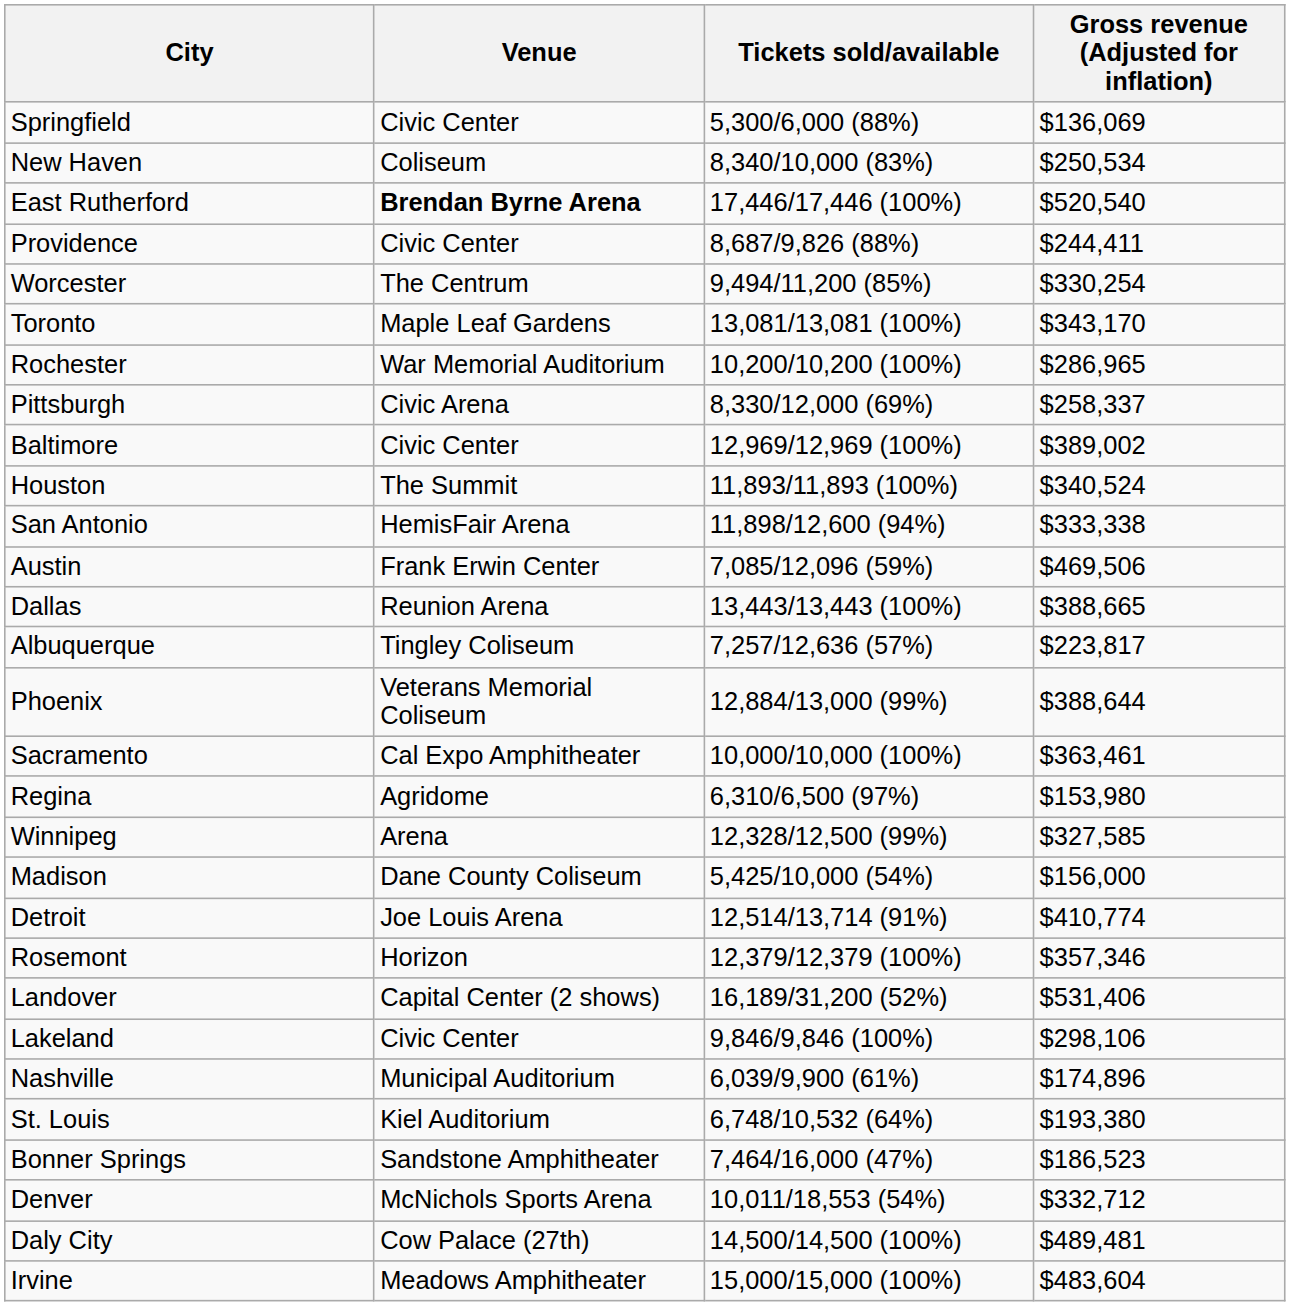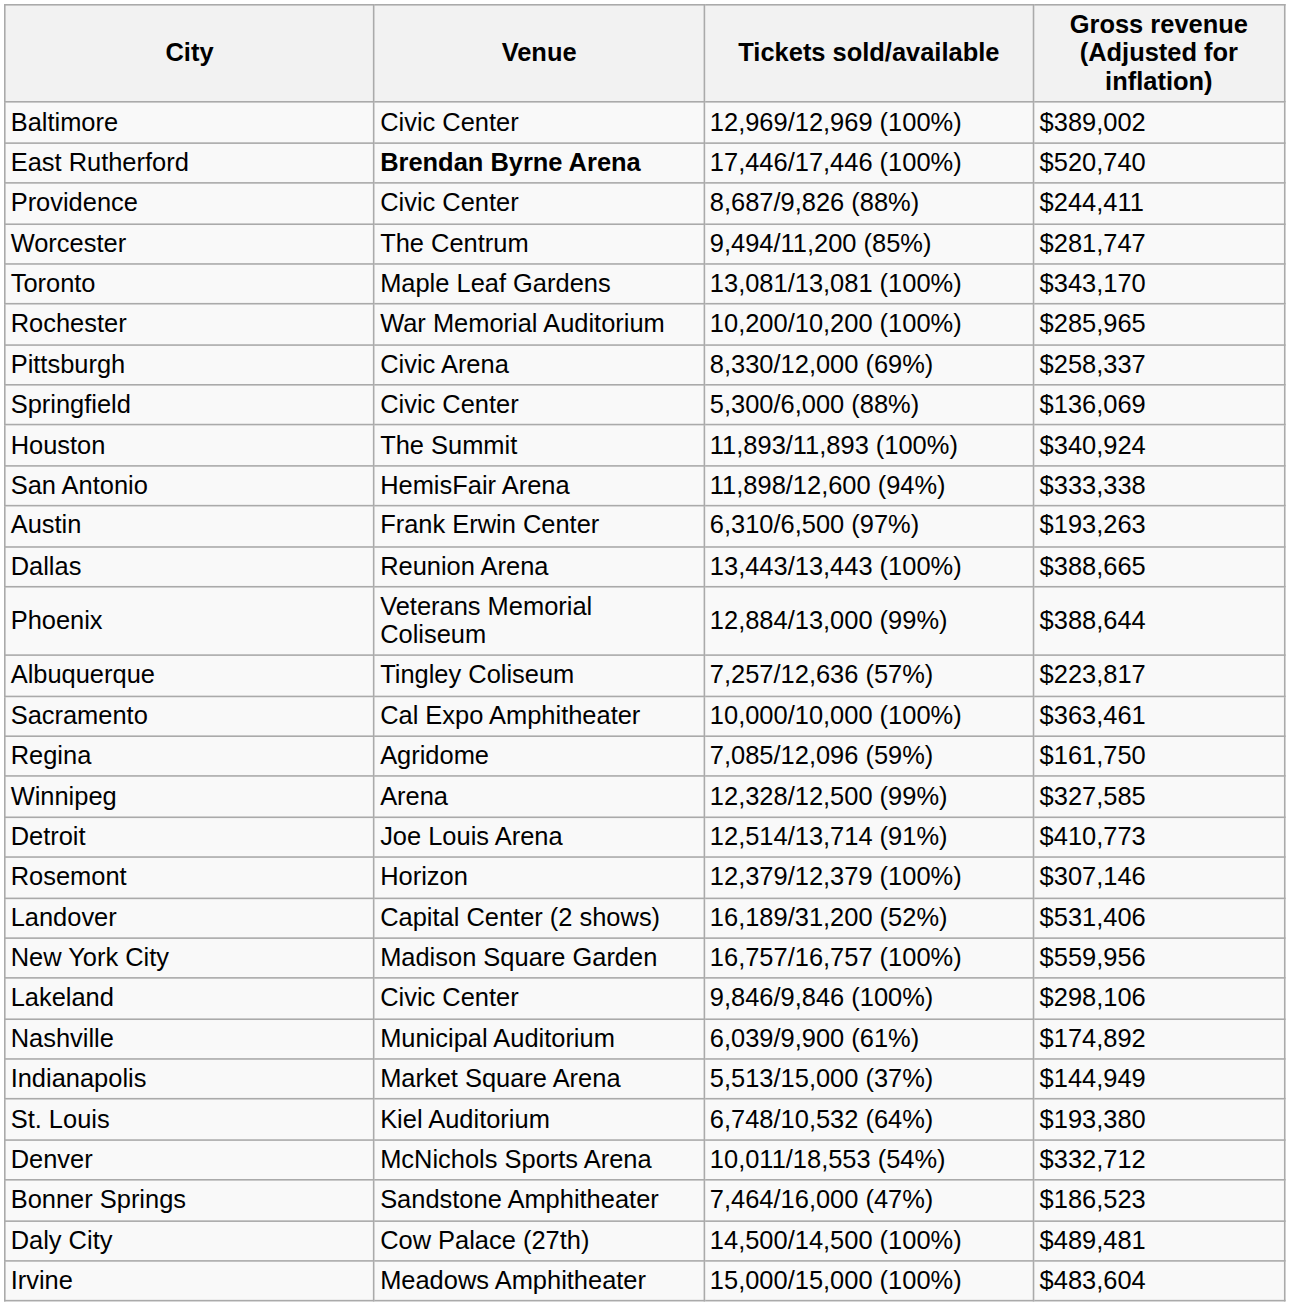rows swapped: (71, 122) <-> (64, 445)
- row: (76, 162)
(1093, 202) $520,540 -> (1093, 162) $520,740
(1093, 283) $330,254 -> (1093, 243) $281,747
(1093, 364) $286,965 -> (1093, 323) $285,965
(1093, 485) $340,524 -> (1093, 445) $340,924
(822, 566) 7,085/12,096 (59%) -> (815, 525) 6,310/6,500 (97%)
(1093, 566) $469,506 -> (1093, 525) $193,263
rows swapped: (83, 646) <-> (57, 701)
(815, 796) 6,310/6,500 (97%) -> (822, 756) 7,085/12,096 (59%)
(1093, 796) $153,980 -> (1093, 756) $161,750
- row: (59, 877)
(1093, 917) $410,774 -> (1093, 836) $410,773
(1093, 957) $357,346 -> (1093, 877) $307,146
+ row: (90, 957)
(1093, 1078) $174,896 -> (1093, 1038) $174,892
+ row: (79, 1078)
rows swapped: (98, 1159) <-> (52, 1199)
